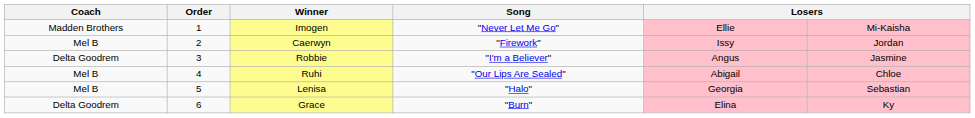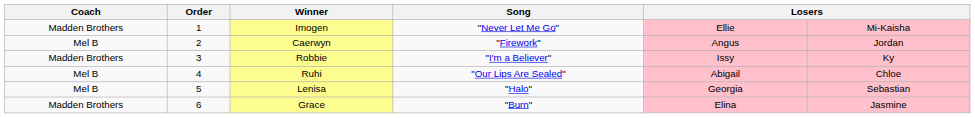(725, 43) Issy -> (725, 43) Angus
(86, 58) Delta Goodrem -> (86, 58) Madden Brothers
(725, 58) Angus -> (725, 58) Issy
(888, 58) Jasmine -> (888, 58) Ky
(86, 105) Delta Goodrem -> (86, 105) Madden Brothers
(888, 105) Ky -> (888, 105) Jasmine
